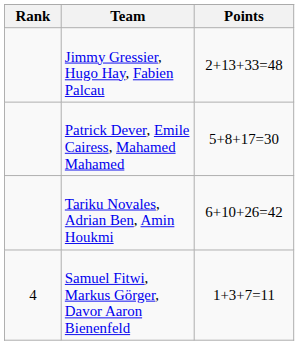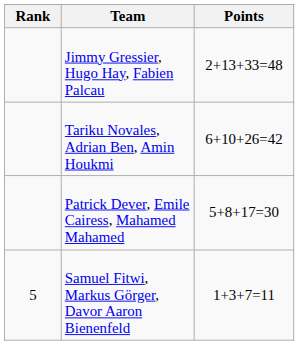rows swapped: (127, 147) <-> (120, 221)
(33, 294) 4 -> (33, 294) 5
